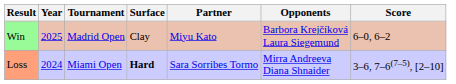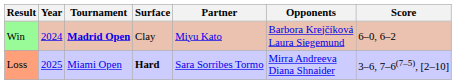(52, 36) 2025 -> (52, 36) 2024
(96, 36) normal -> (99, 36) bold
(52, 65) 2024 -> (52, 65) 2025
